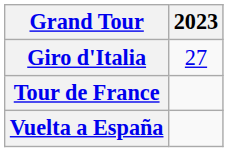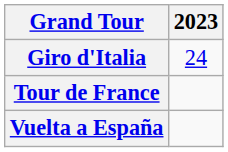(196, 57) 27 -> (196, 57) 24
